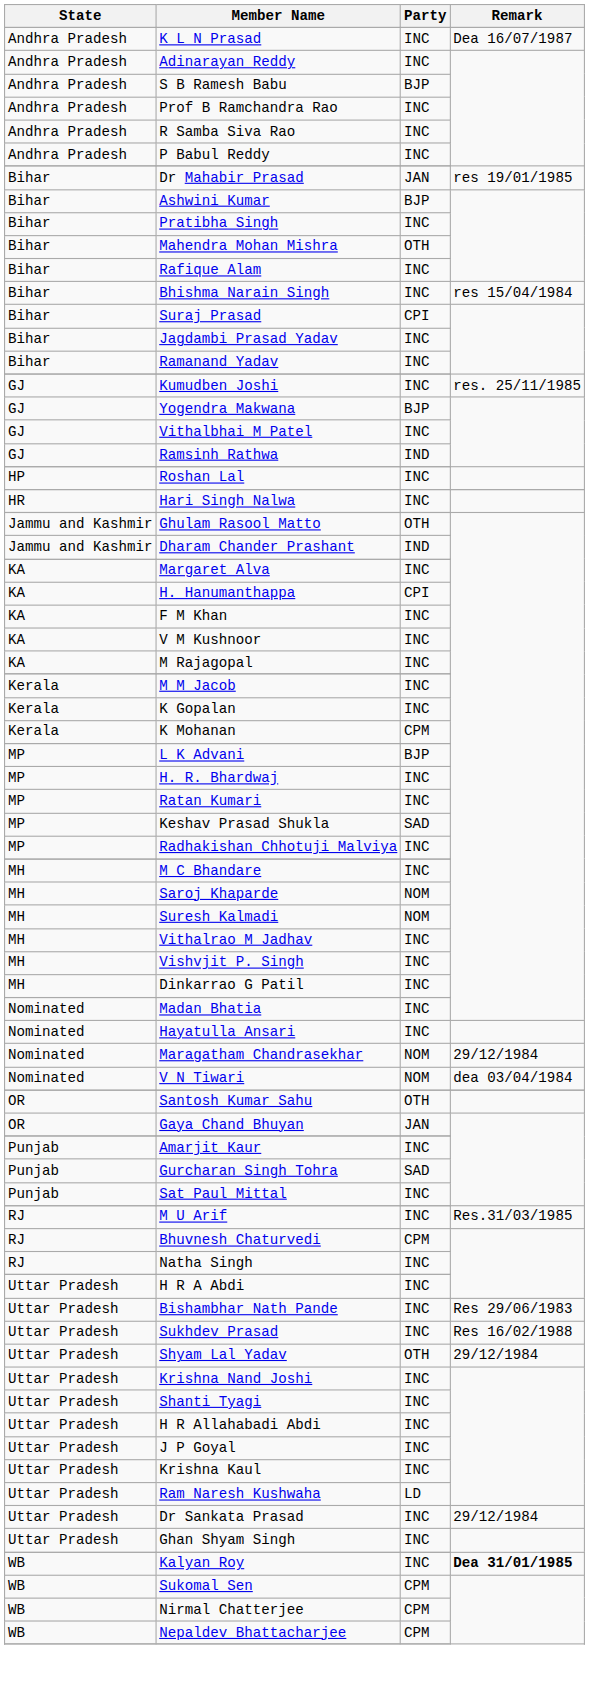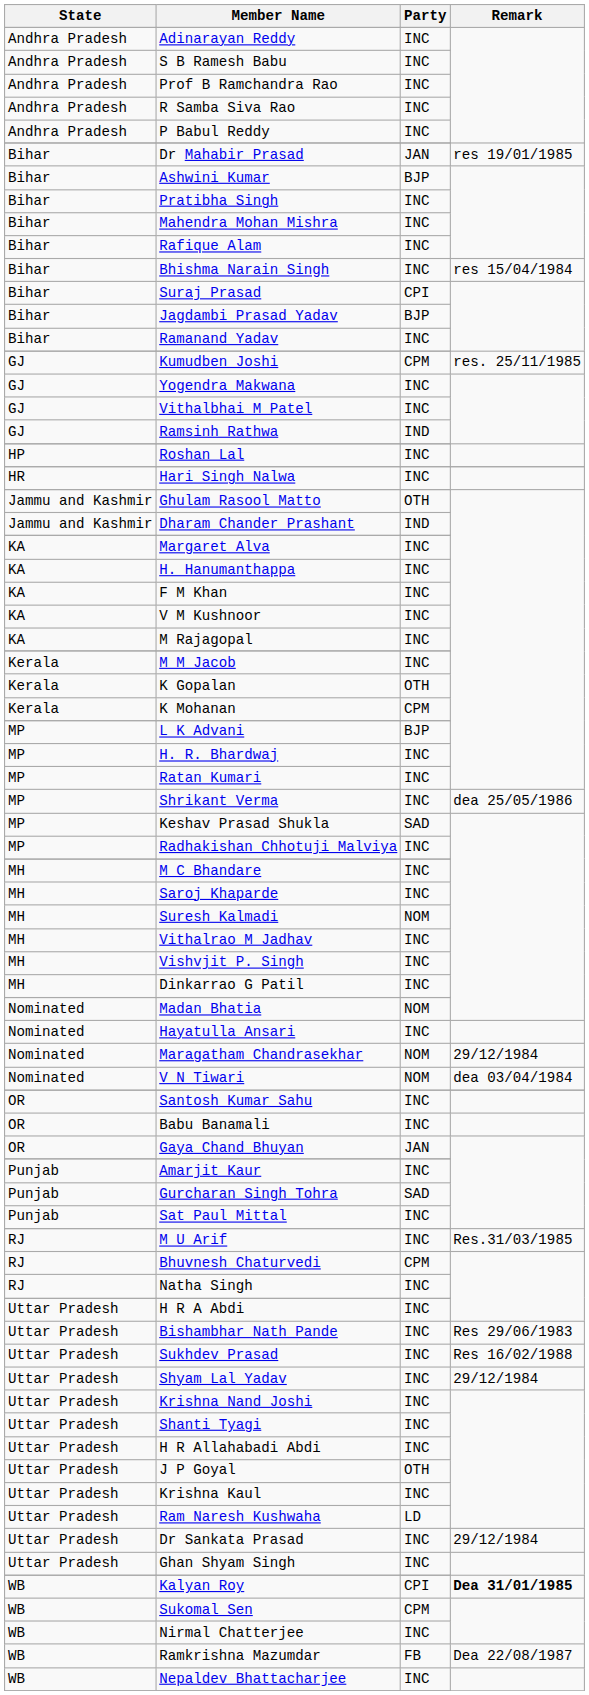- row: (210, 39)
(417, 85) BJP -> (417, 62) INC
(417, 247) OTH -> (417, 224) INC
(417, 339) INC -> (417, 316) BJP
(417, 386) INC -> (417, 363) CPM
(417, 409) BJP -> (417, 386) INC
(417, 593) CPI -> (417, 570) INC
(417, 709) INC -> (417, 686) OTH
+ row: (219, 801)
(417, 894) NOM -> (417, 894) INC
(417, 1009) INC -> (417, 1009) NOM
(417, 1102) OTH -> (417, 1102) INC
+ row: (214, 1125)
(417, 1356) OTH -> (417, 1379) INC
(417, 1448) INC -> (417, 1471) OTH
(417, 1563) INC -> (417, 1587) CPI
(417, 1610) CPM -> (417, 1633) INC
+ row: (240, 1656)
(417, 1633) CPM -> (417, 1679) INC
